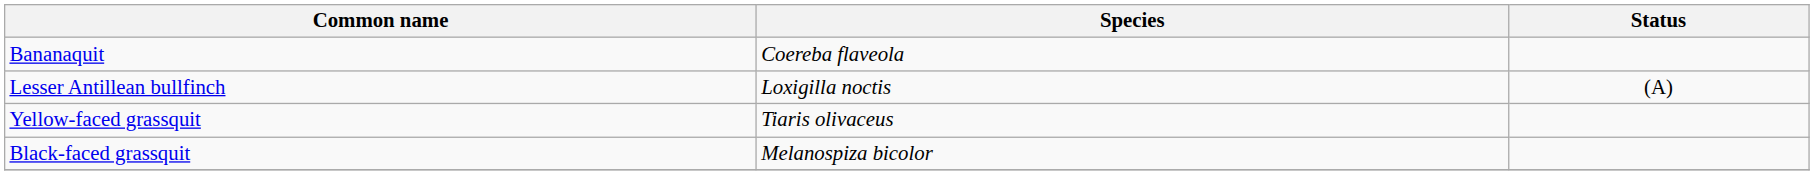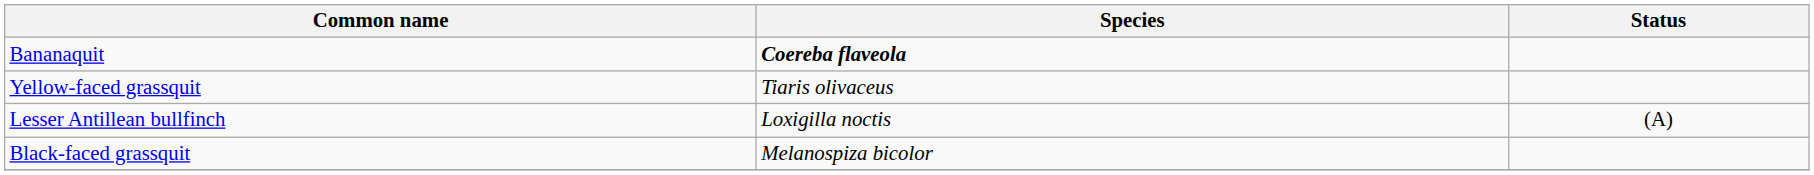(833, 53) normal -> (834, 53) bold
rows swapped: (105, 119) <-> (117, 86)
